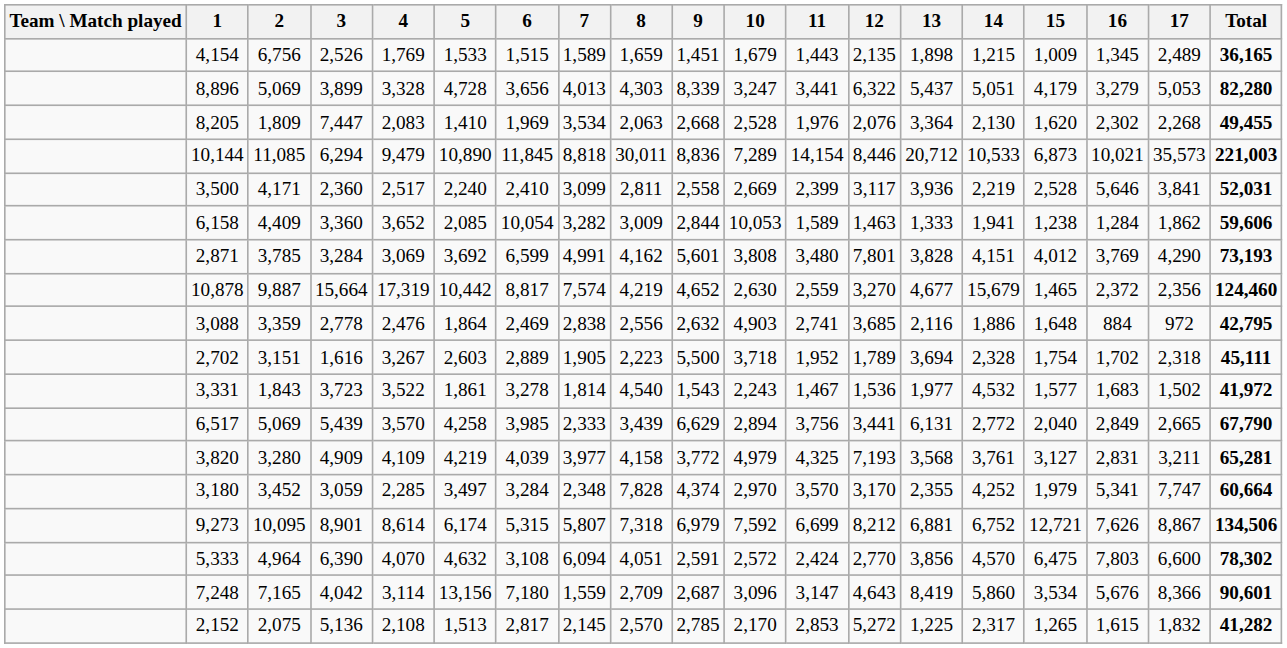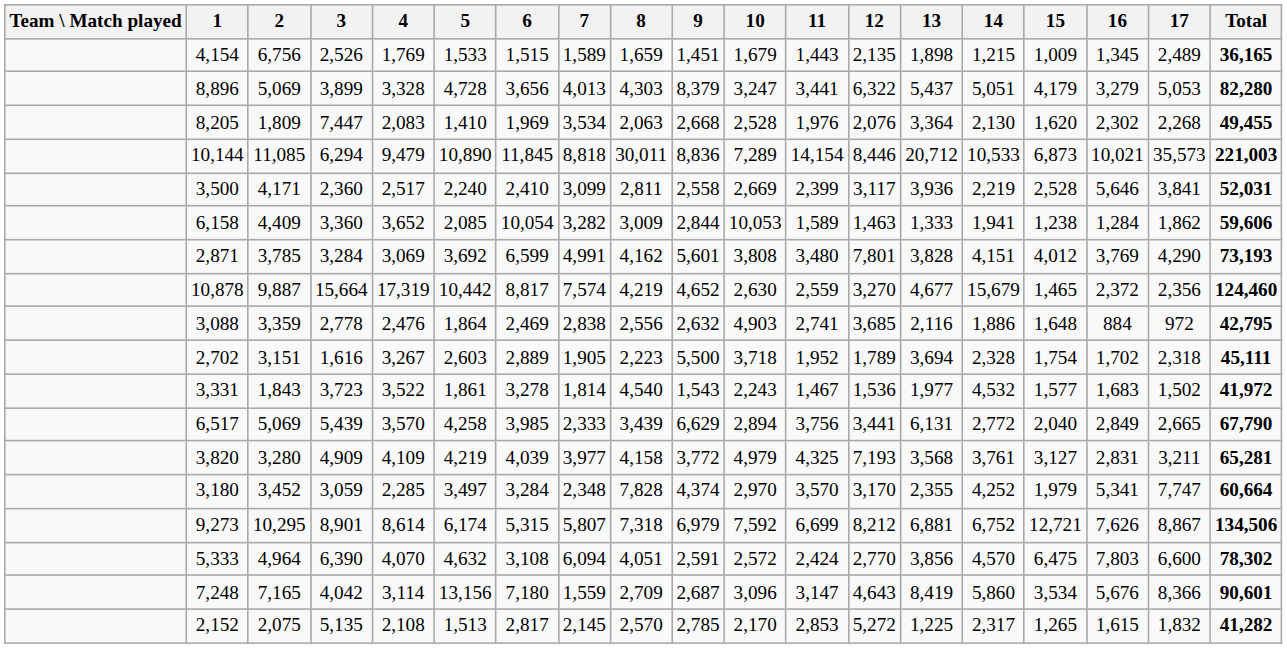(698, 88) 8,339 -> (698, 88) 8,379
(279, 524) 10,095 -> (279, 524) 10,295
(341, 625) 5,136 -> (341, 625) 5,135
